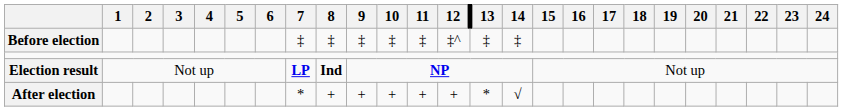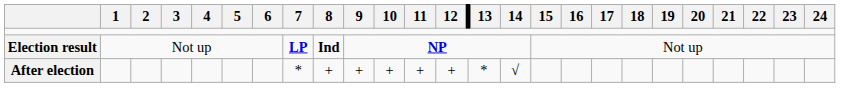- row: (54, 40)
